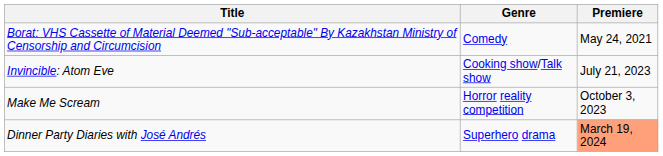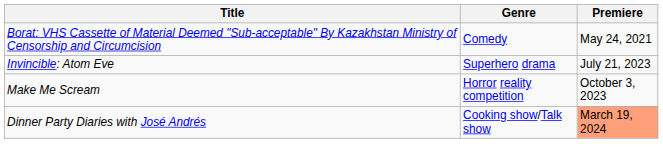(512, 71) Cooking show/Talk show -> (509, 64) Superhero drama
(509, 135) Superhero drama -> (512, 122) Cooking show/Talk show
